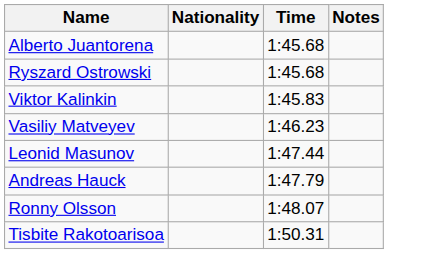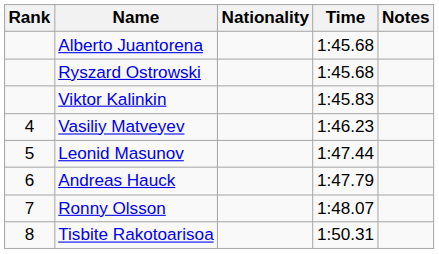+ column: (29, 18)
